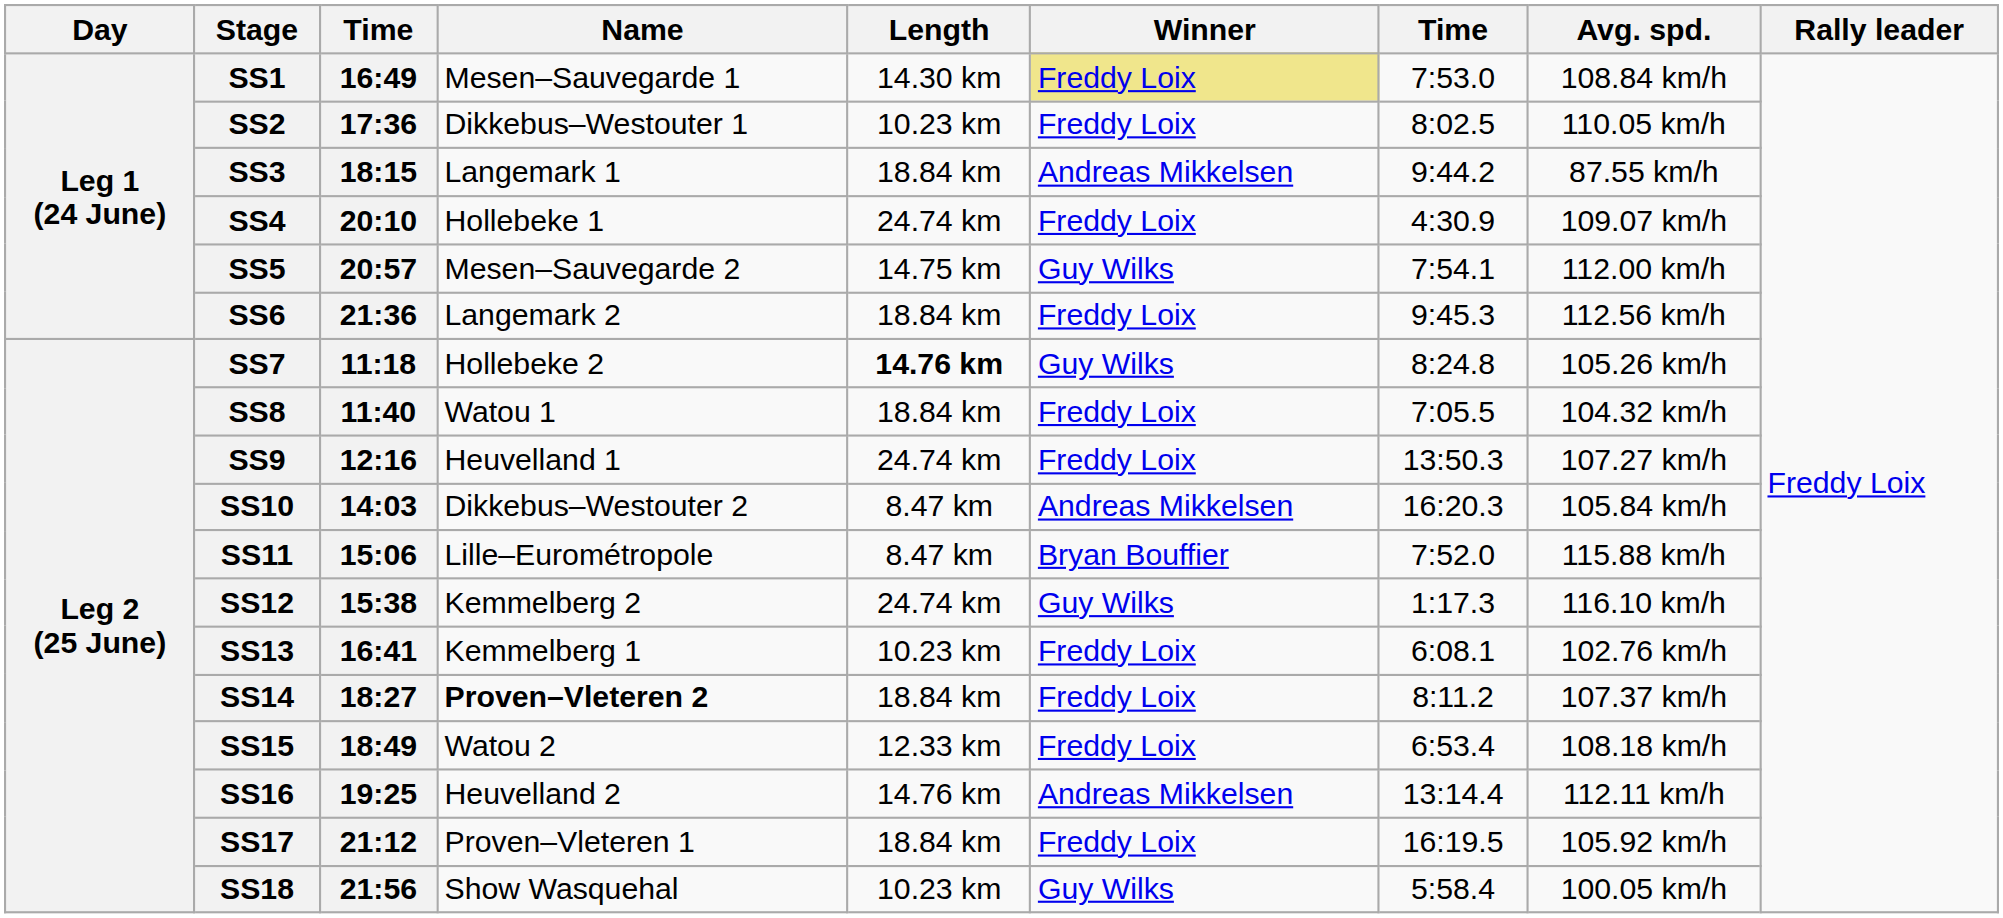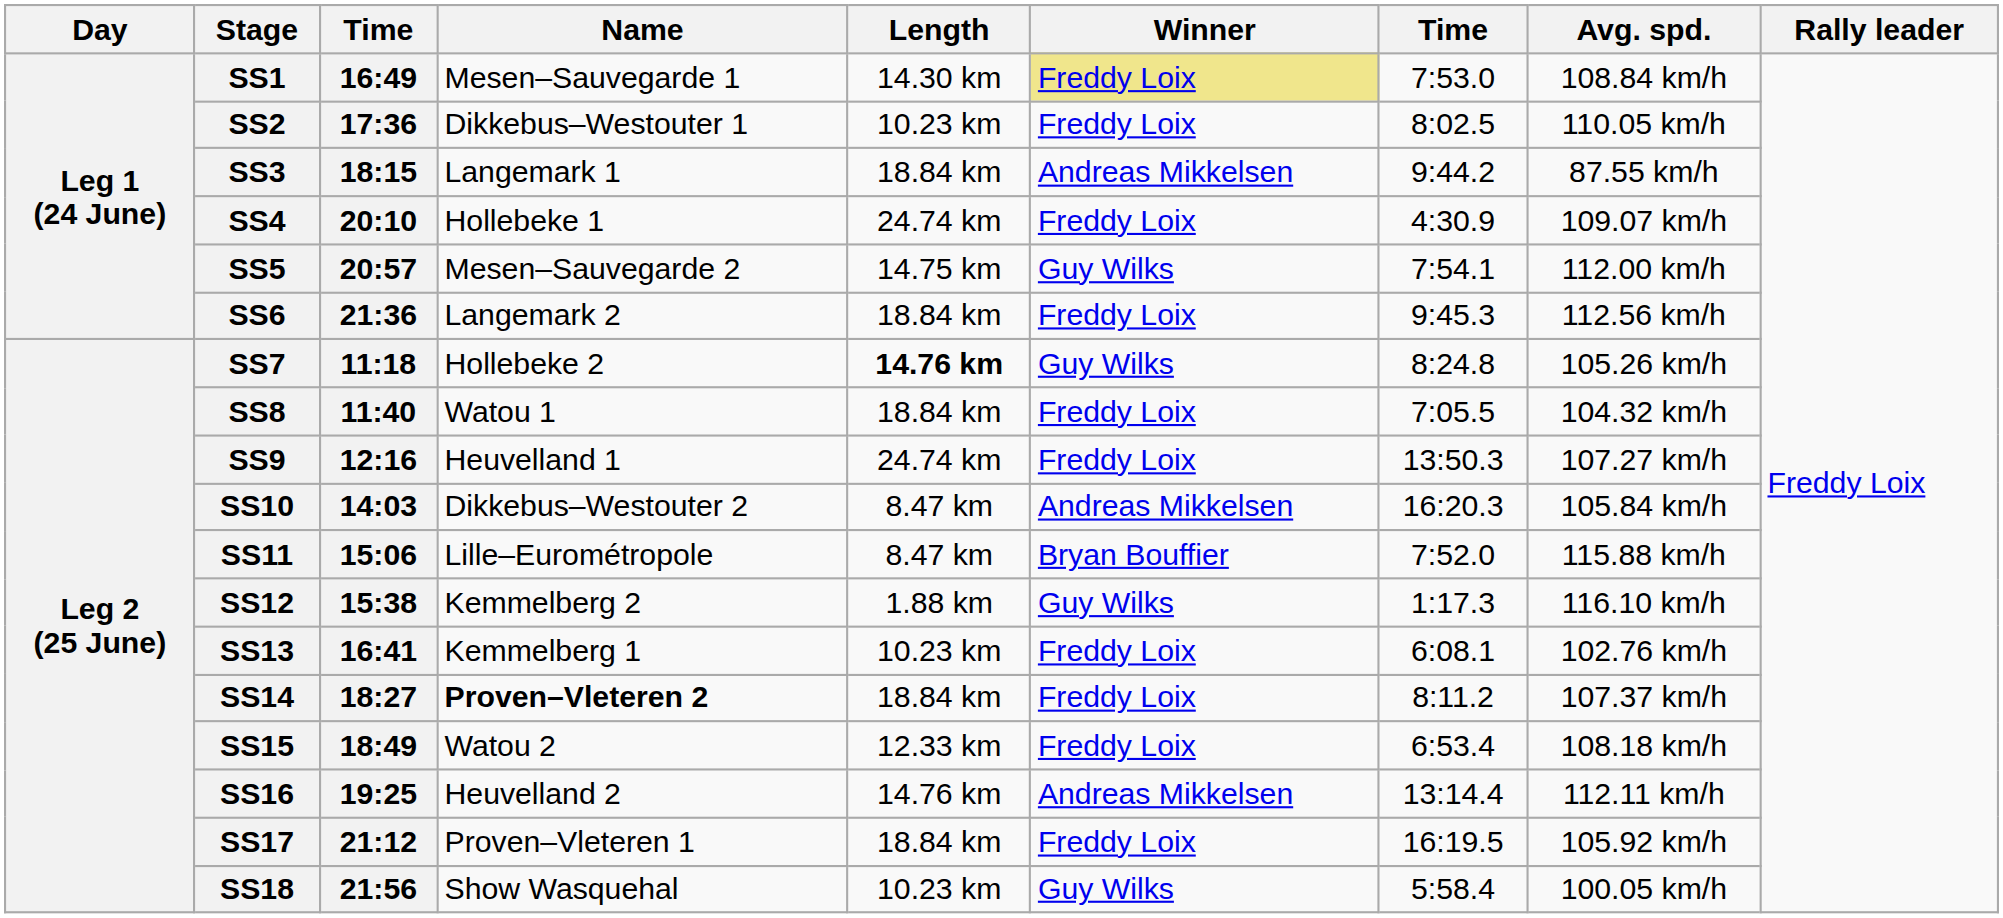(939, 603) 24.74 km -> (939, 603) 1.88 km
